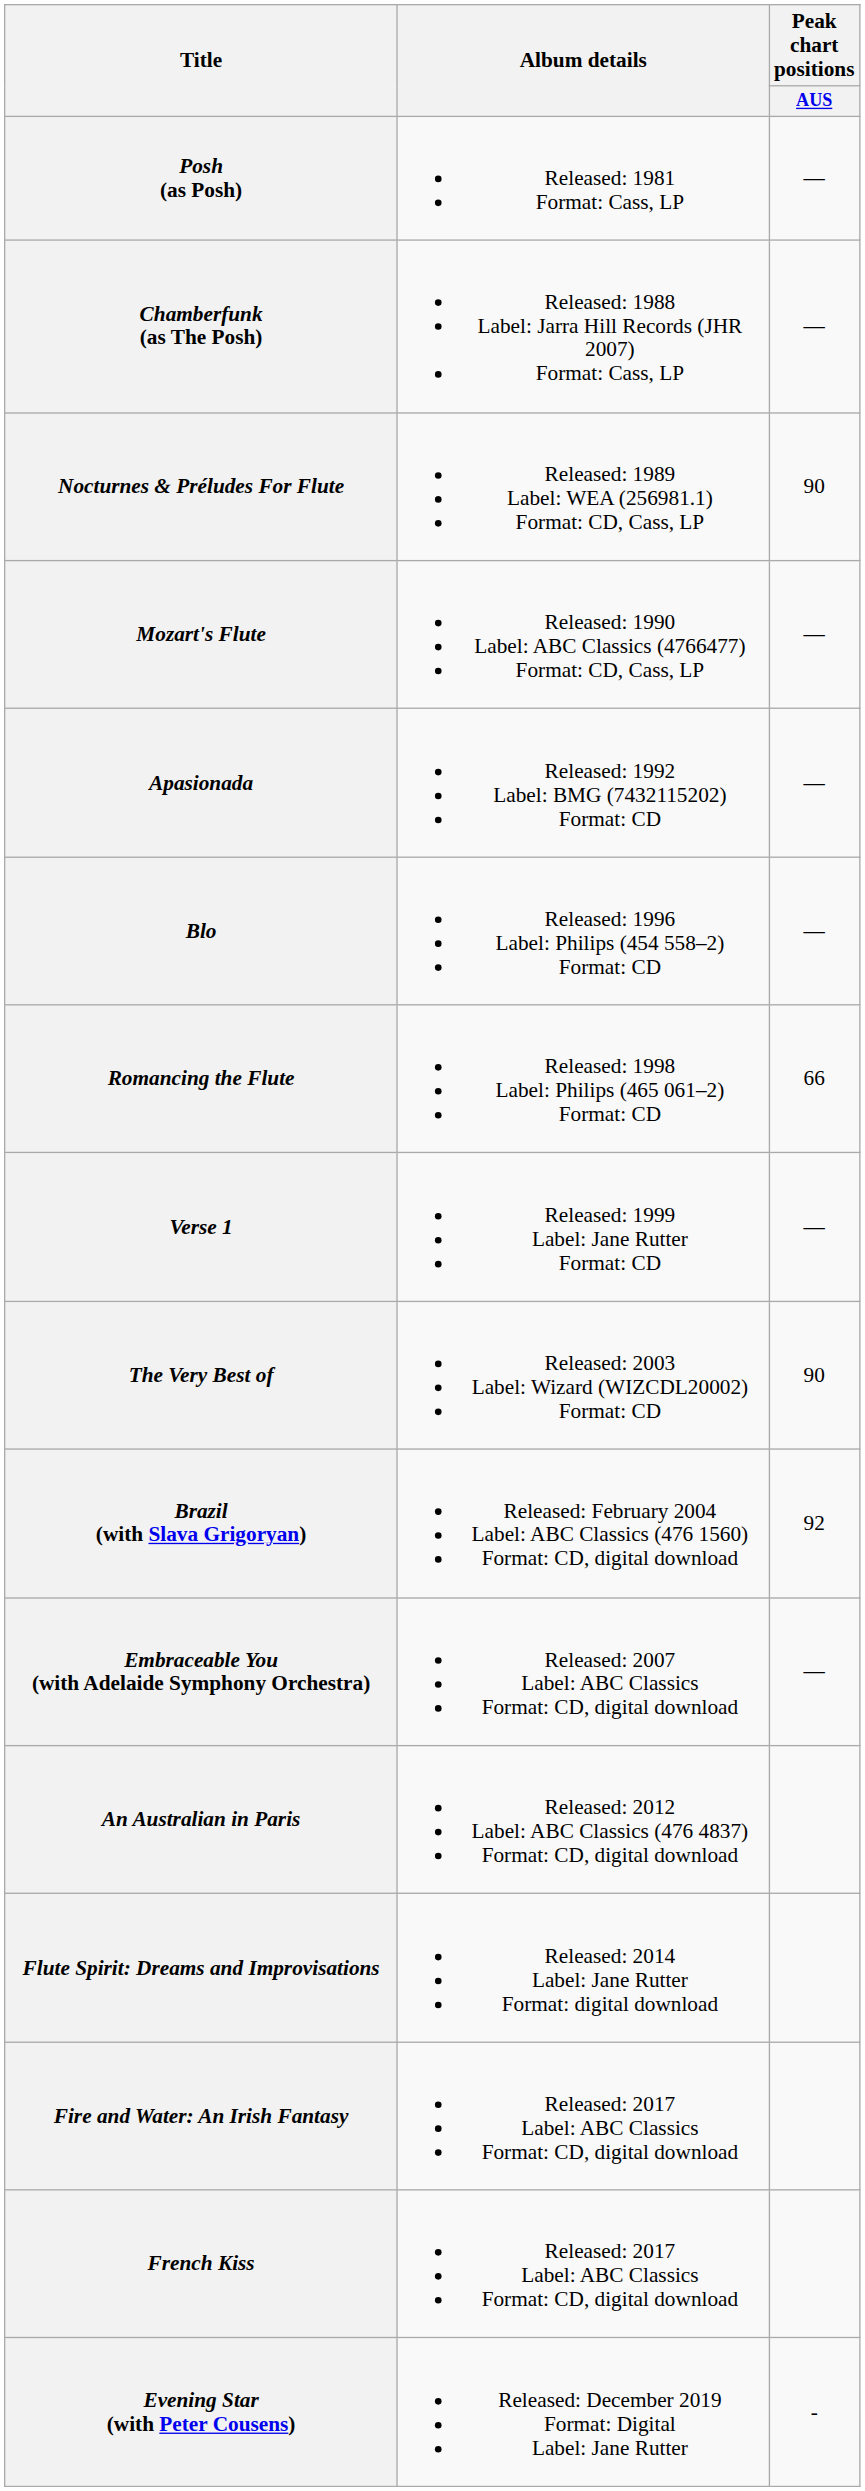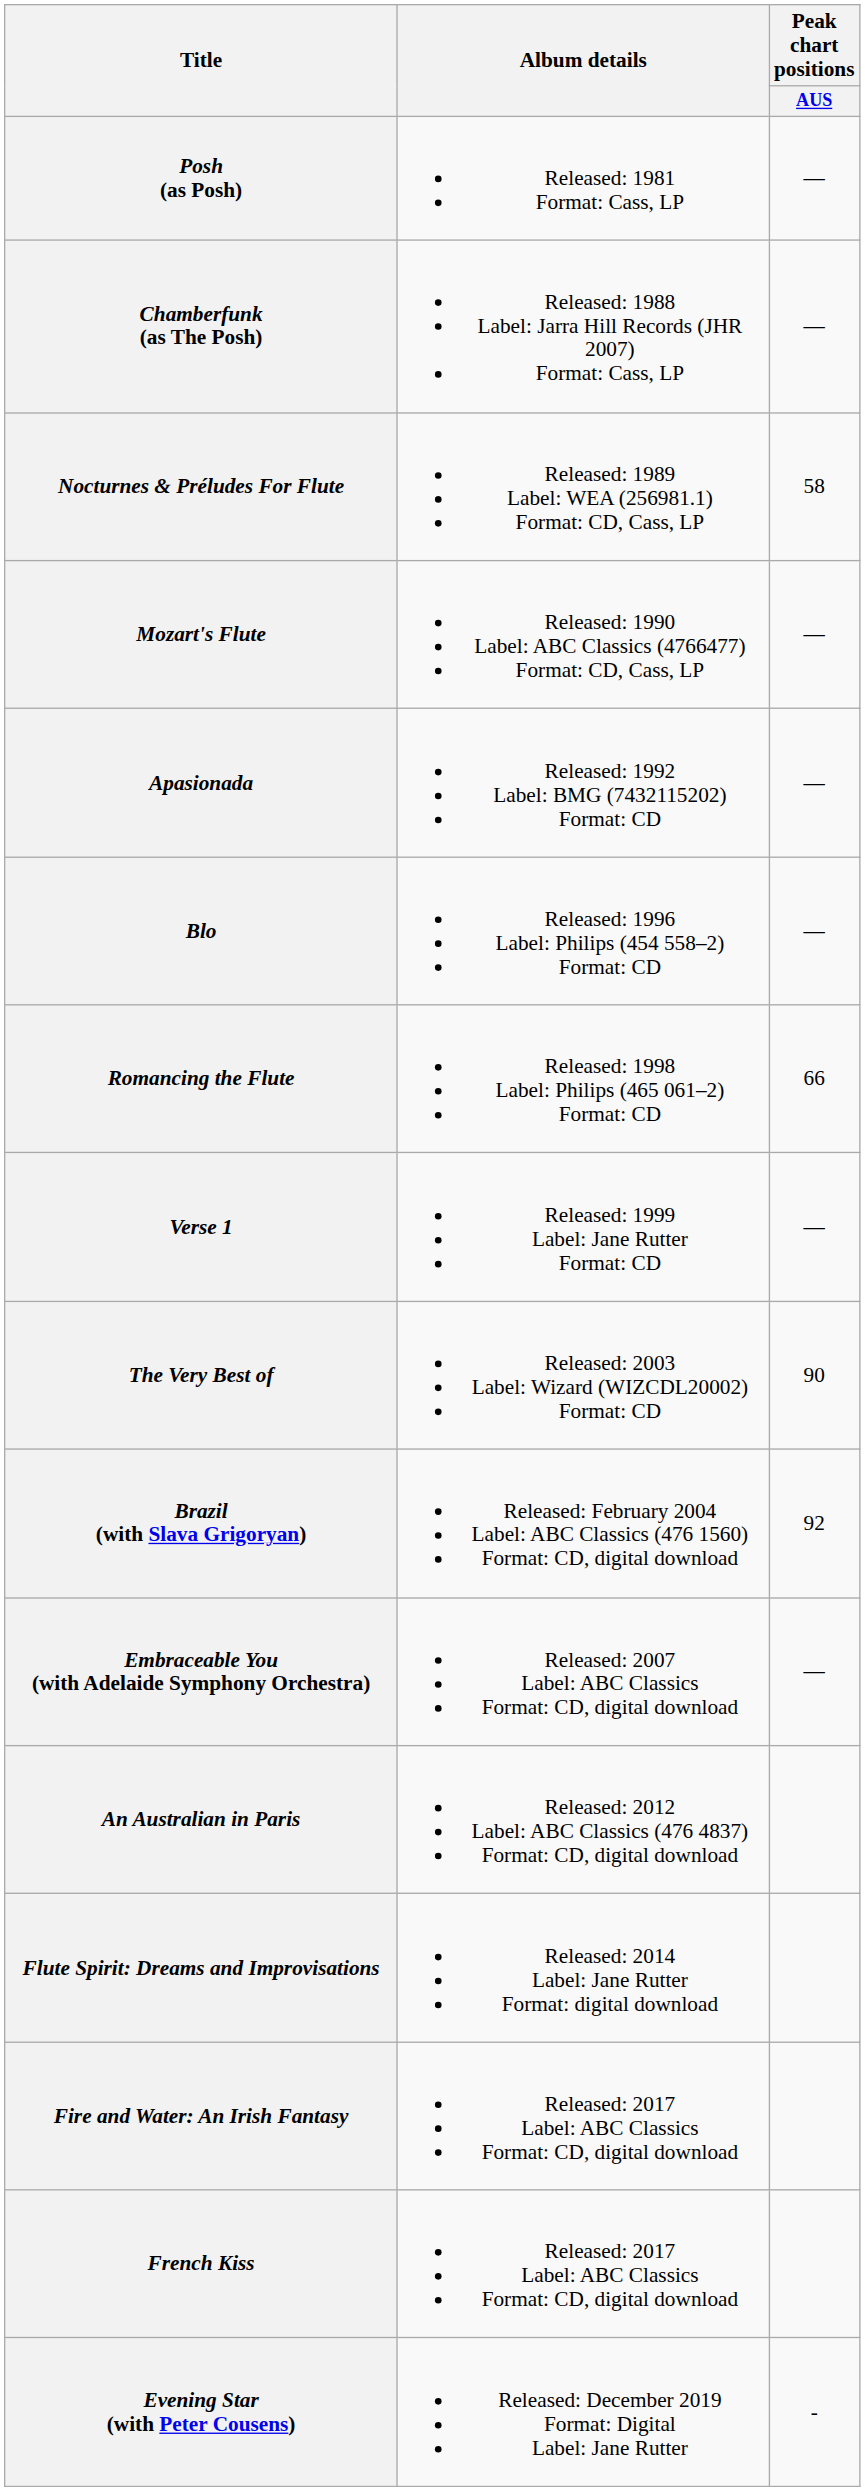(814, 486) 90 -> (814, 486) 58
